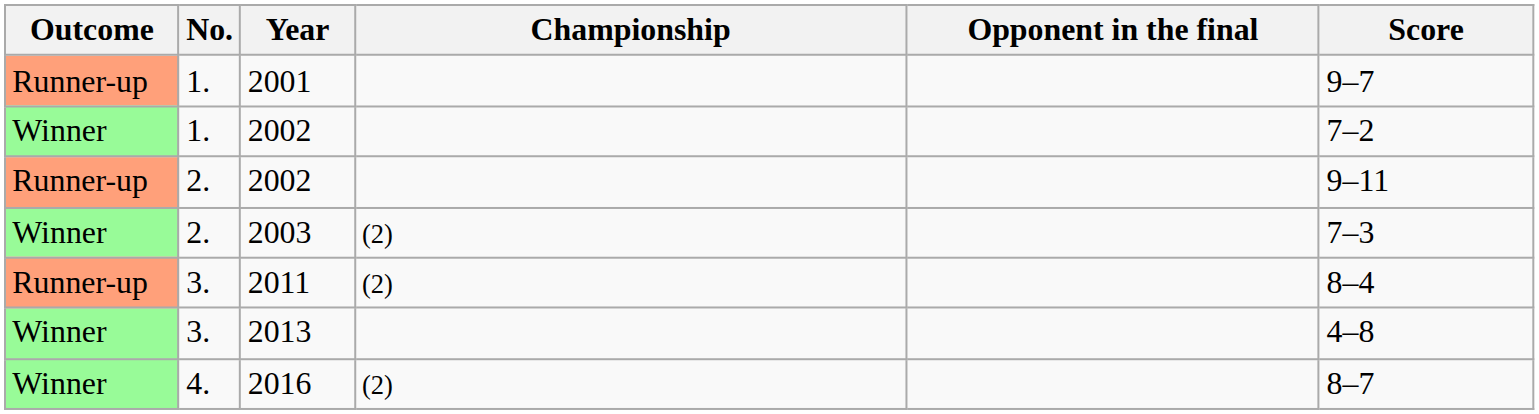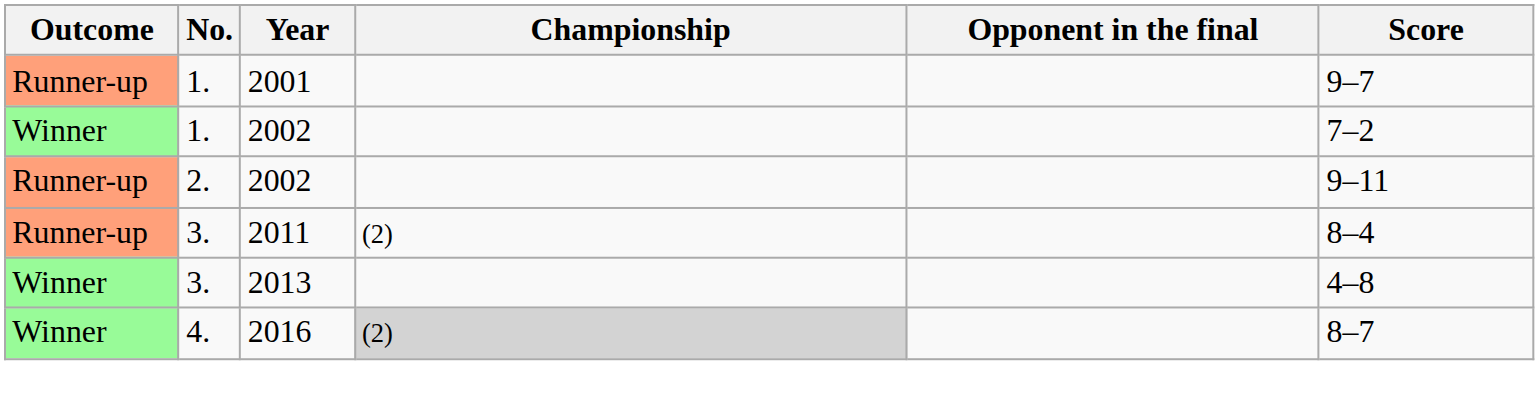- row: (198, 231)
(377, 385) no background -> (377, 334) lightgrey background
